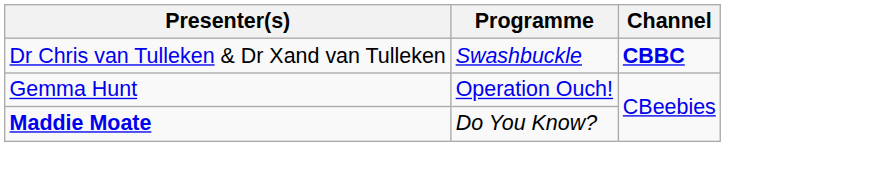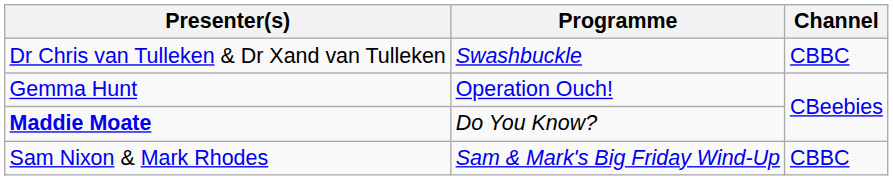(654, 55) bold -> (820, 55) normal
+ row: (139, 157)
